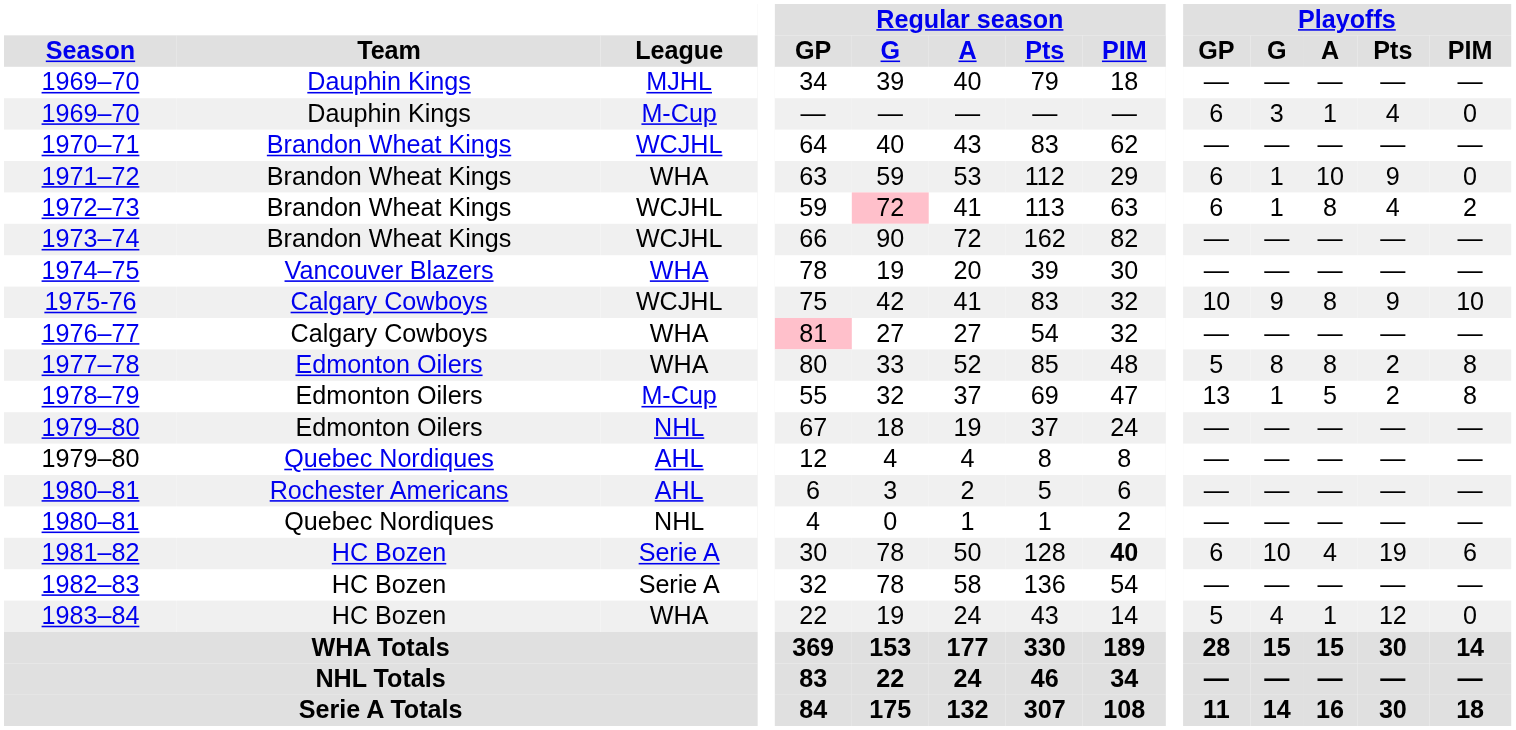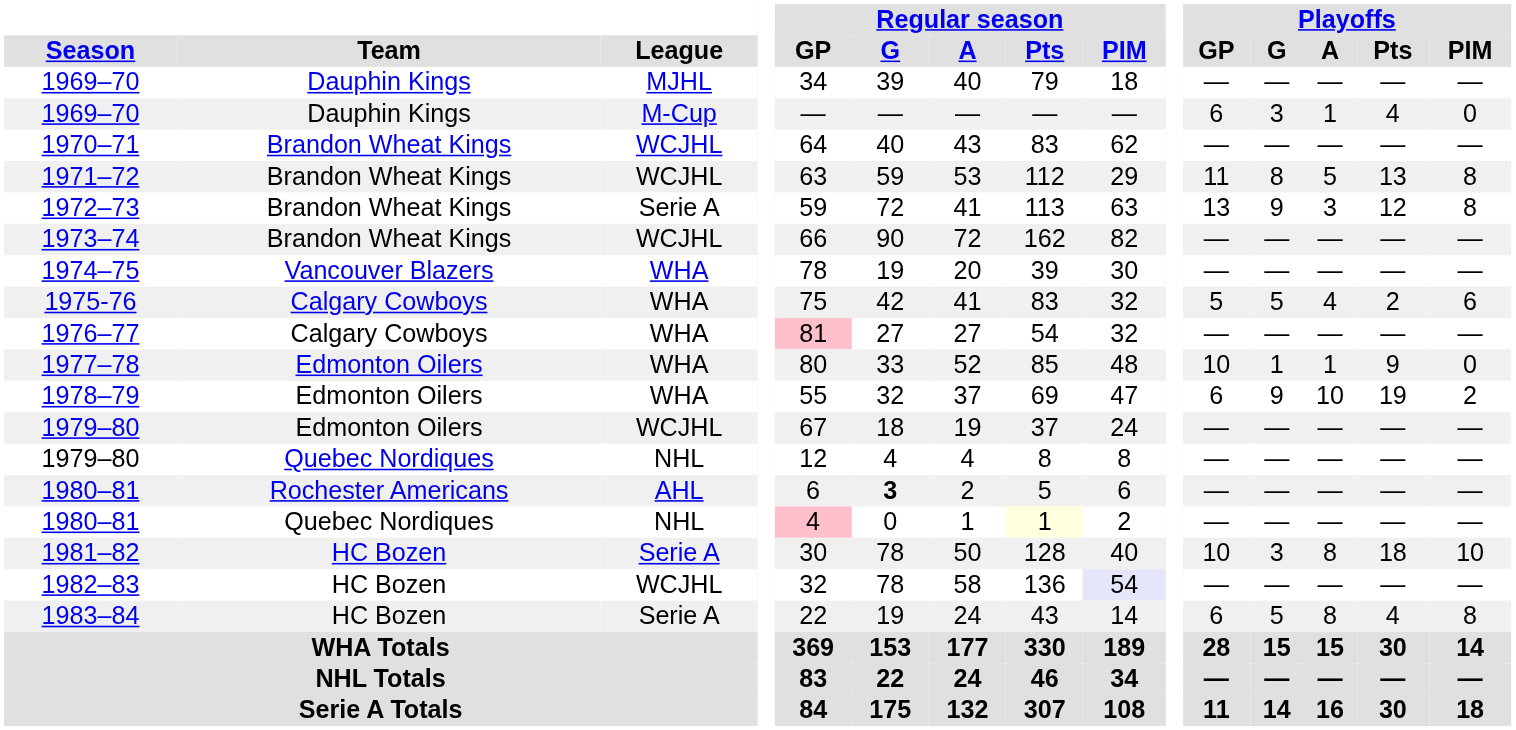(679, 176) WHA -> (679, 176) WCJHL
(1216, 176) 6 -> (1216, 176) 11
(1277, 176) 1 -> (1277, 176) 8
(1330, 176) 10 -> (1330, 176) 5
(1393, 176) 9 -> (1393, 176) 13
(1470, 176) 0 -> (1470, 176) 8
(679, 207) WCJHL -> (679, 207) Serie A
(890, 207) pink background -> (890, 207) no background
(1216, 207) 6 -> (1216, 207) 13
(1277, 207) 1 -> (1277, 207) 9
(1330, 207) 8 -> (1330, 207) 3
(1393, 207) 4 -> (1393, 207) 12
(1470, 207) 2 -> (1470, 207) 8
(679, 302) WCJHL -> (679, 302) WHA
(1216, 302) 10 -> (1216, 302) 5
(1277, 302) 9 -> (1277, 302) 5
(1330, 302) 8 -> (1330, 302) 4
(1393, 302) 9 -> (1393, 302) 2
(1470, 302) 10 -> (1470, 302) 6
(1216, 364) 5 -> (1216, 364) 10
(1277, 364) 8 -> (1277, 364) 1
(1330, 364) 8 -> (1330, 364) 1
(1393, 364) 2 -> (1393, 364) 9
(1470, 364) 8 -> (1470, 364) 0
(679, 396) M-Cup -> (679, 396) WHA
(1216, 396) 13 -> (1216, 396) 6
(1277, 396) 1 -> (1277, 396) 9
(1330, 396) 5 -> (1330, 396) 10
(1393, 396) 2 -> (1393, 396) 19
(1470, 396) 8 -> (1470, 396) 2
(679, 427) NHL -> (679, 427) WCJHL
(679, 459) AHL -> (679, 459) NHL
(890, 490) normal -> (890, 490) bold
(813, 521) no background -> (813, 521) pink background
(1045, 521) no background -> (1045, 521) lightyellow background
(1124, 553) bold -> (1124, 553) normal
(1216, 553) 6 -> (1216, 553) 10
(1277, 553) 10 -> (1277, 553) 3
(1330, 553) 4 -> (1330, 553) 8
(1393, 553) 19 -> (1393, 553) 18
(1470, 553) 6 -> (1470, 553) 10
(679, 584) Serie A -> (679, 584) WCJHL
(1124, 584) no background -> (1124, 584) lavender background
(679, 616) WHA -> (679, 616) Serie A
(1216, 616) 5 -> (1216, 616) 6
(1277, 616) 4 -> (1277, 616) 5
(1330, 616) 1 -> (1330, 616) 8
(1393, 616) 12 -> (1393, 616) 4
(1470, 616) 0 -> (1470, 616) 8
